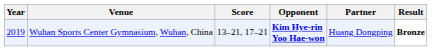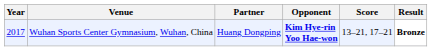columns swapped: (361, 12) <-> (242, 12)
(16, 33) 2019 -> (16, 33) 2017
